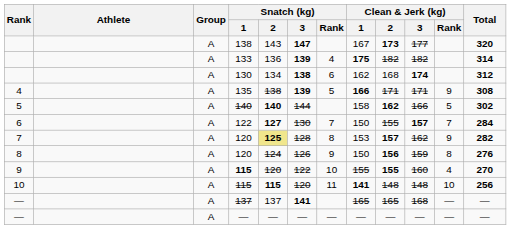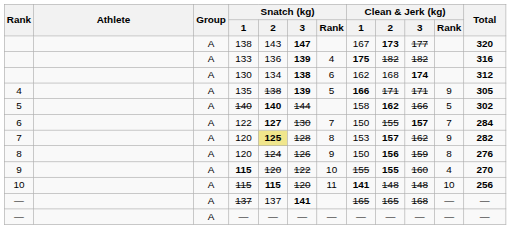(485, 59) 314 -> (485, 59) 316
(485, 91) 308 -> (485, 91) 305
